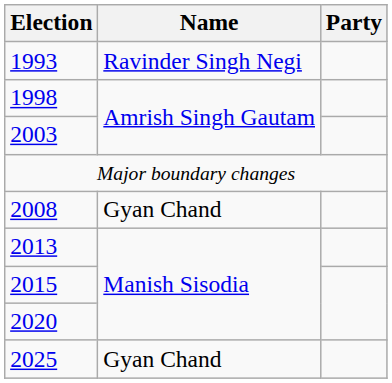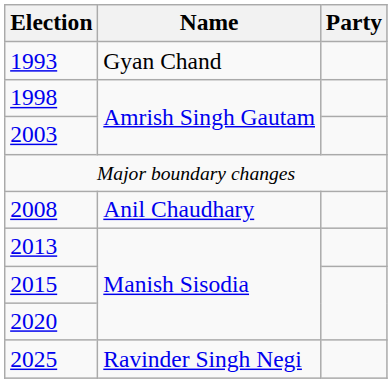(203, 60) Ravinder Singh Negi -> (162, 60) Gyan Chand
(162, 209) Gyan Chand -> (179, 209) Anil Chaudhary
(162, 358) Gyan Chand -> (203, 358) Ravinder Singh Negi
